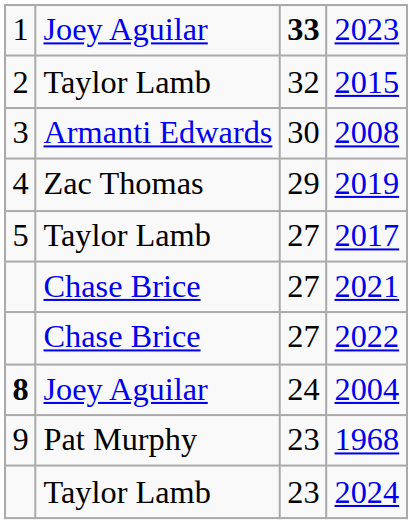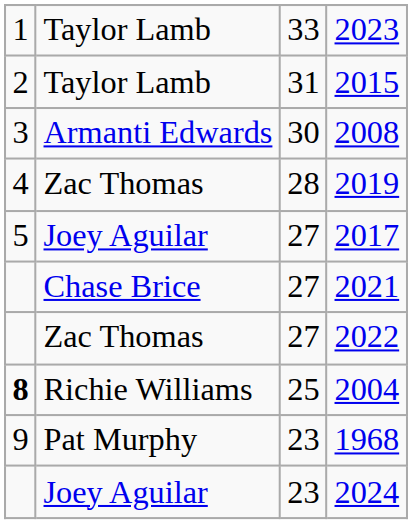(126, 30) Joey Aguilar -> (127, 30) Taylor Lamb
(303, 30) bold -> (303, 30) normal
(303, 81) 32 -> (303, 81) 31
(303, 183) 29 -> (303, 183) 28
(127, 235) Taylor Lamb -> (126, 235) Joey Aguilar
(122, 337) Chase Brice -> (124, 337) Zac Thomas
(126, 388) Joey Aguilar -> (148, 388) Richie Williams
(303, 388) 24 -> (303, 388) 25
(127, 491) Taylor Lamb -> (126, 491) Joey Aguilar
